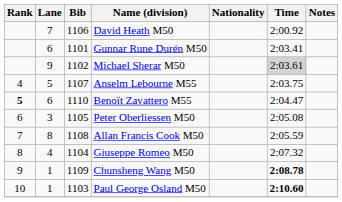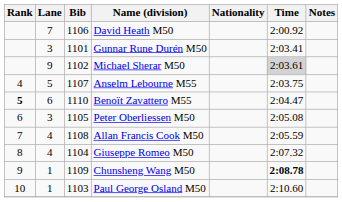(50, 48) 6 -> (50, 48) 3
(50, 135) 8 -> (50, 135) 4
(287, 188) bold -> (287, 188) normal
